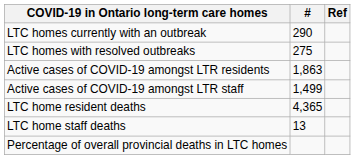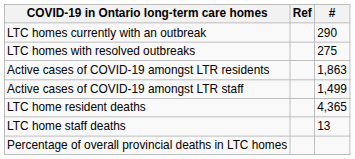columns swapped: (308, 13) <-> (337, 13)
